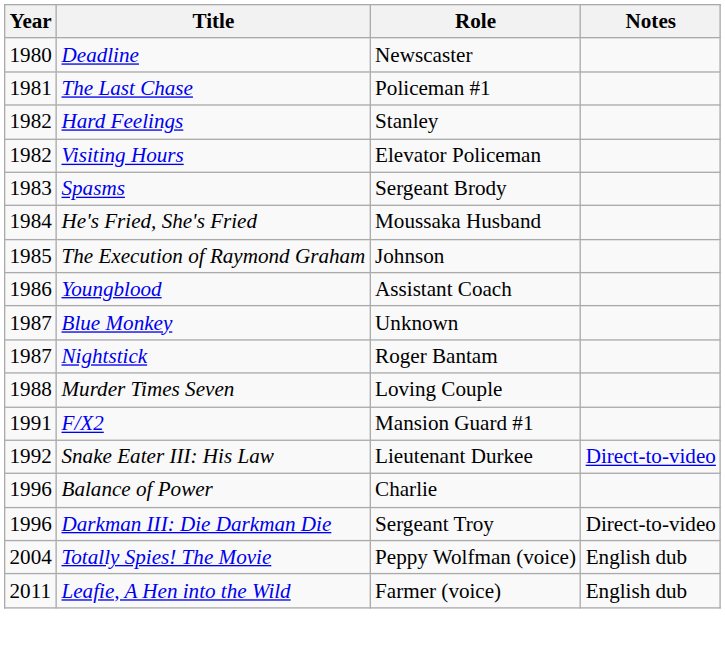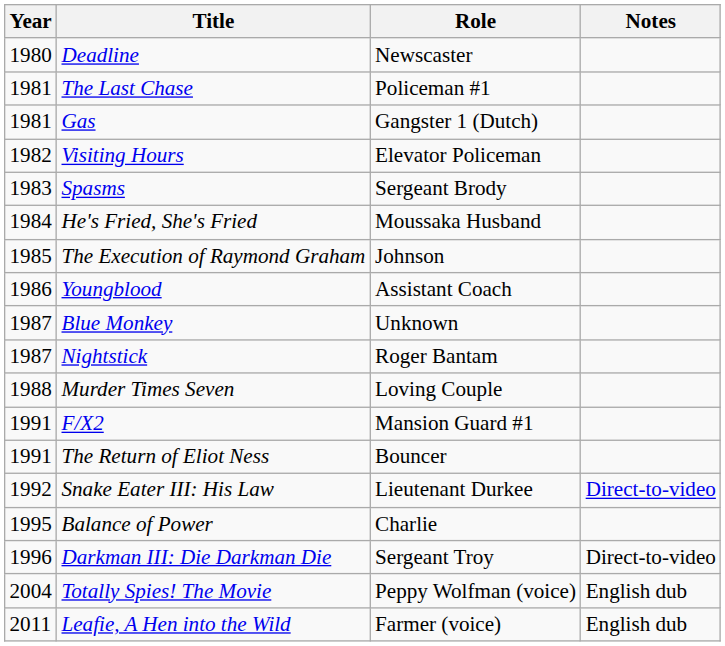+ row: (79, 121)
- row: (122, 121)
+ row: (165, 456)
(31, 490) 1996 -> (31, 523) 1995
